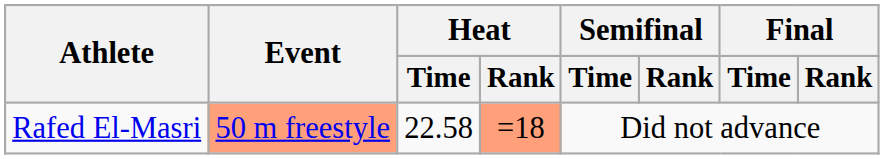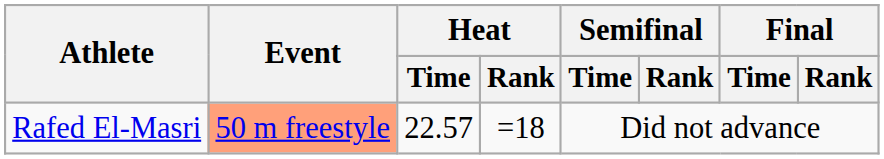(439, 128) 22.58 -> (439, 128) 22.57
(521, 128) lightsalmon background -> (521, 128) no background
